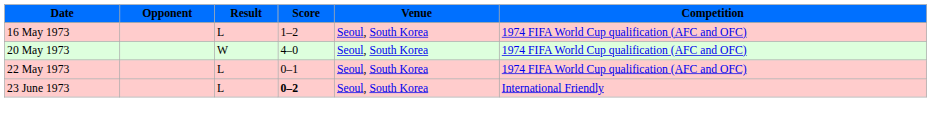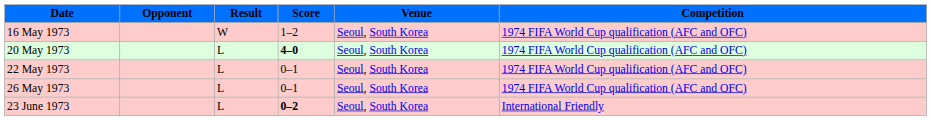(221, 32) L -> (223, 32) W
(223, 50) W -> (221, 50) L
(289, 50) normal -> (289, 50) bold
+ row: (38, 87)
